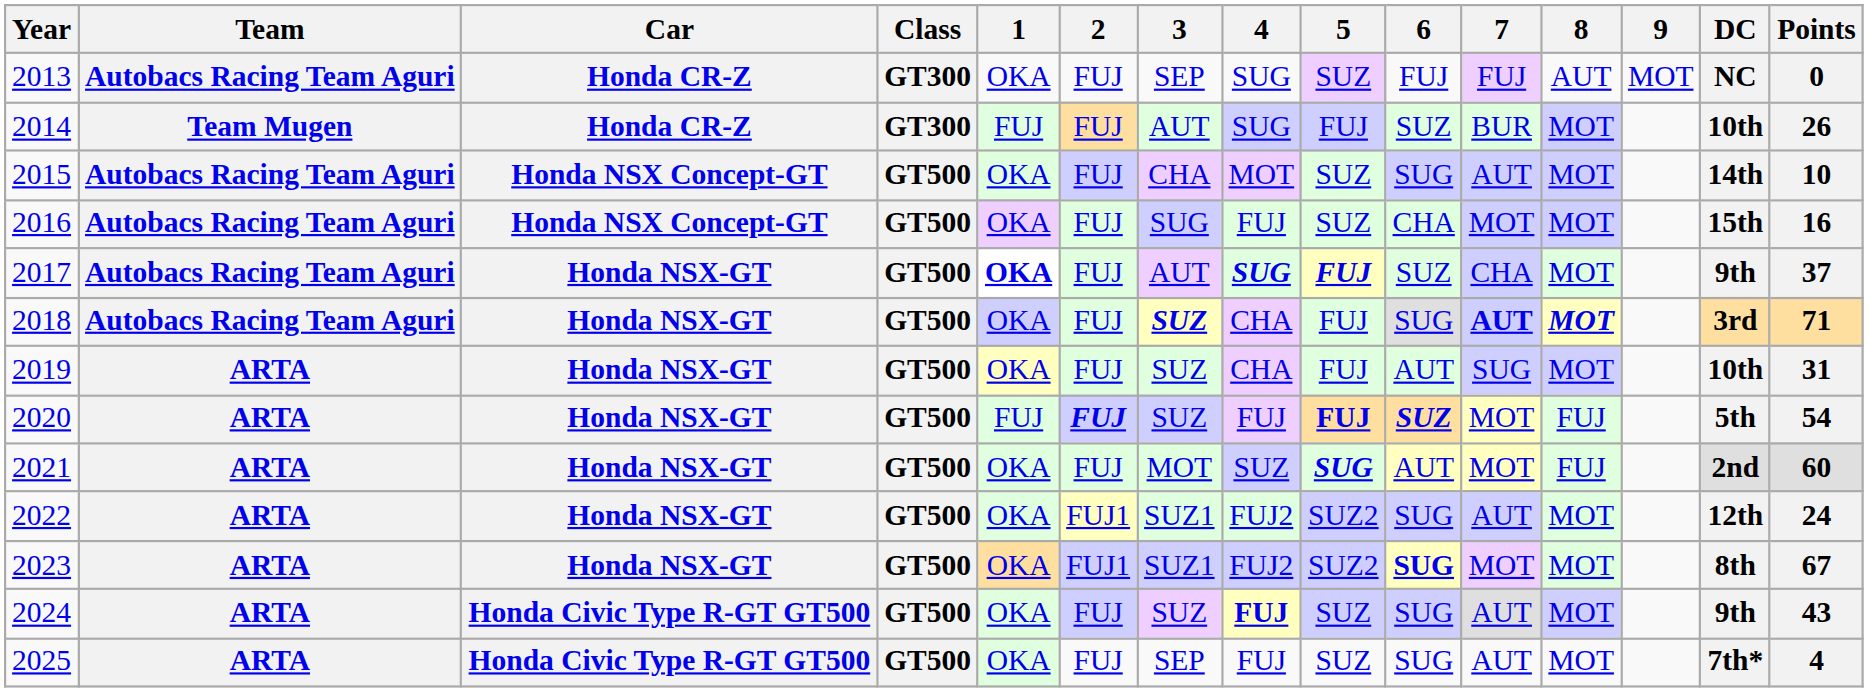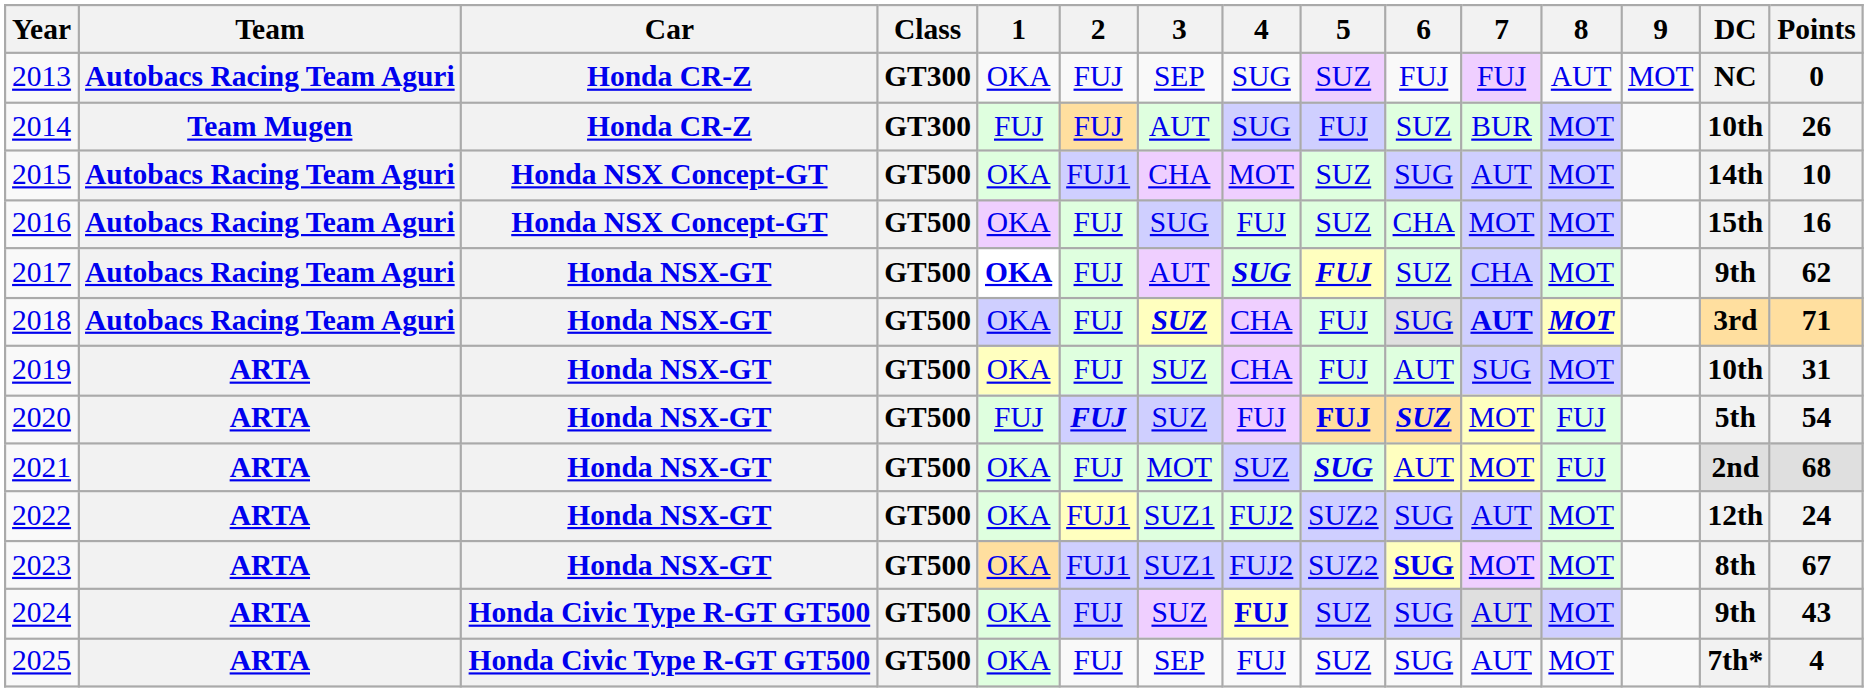(1098, 174) FUJ -> (1098, 174) FUJ1
(1816, 271) 37 -> (1816, 271) 62
(1816, 466) 60 -> (1816, 466) 68
